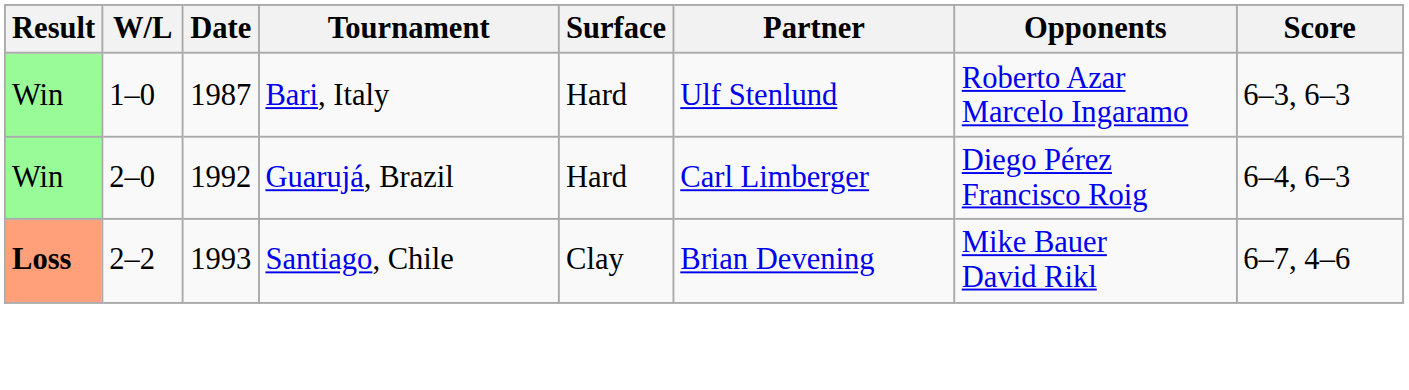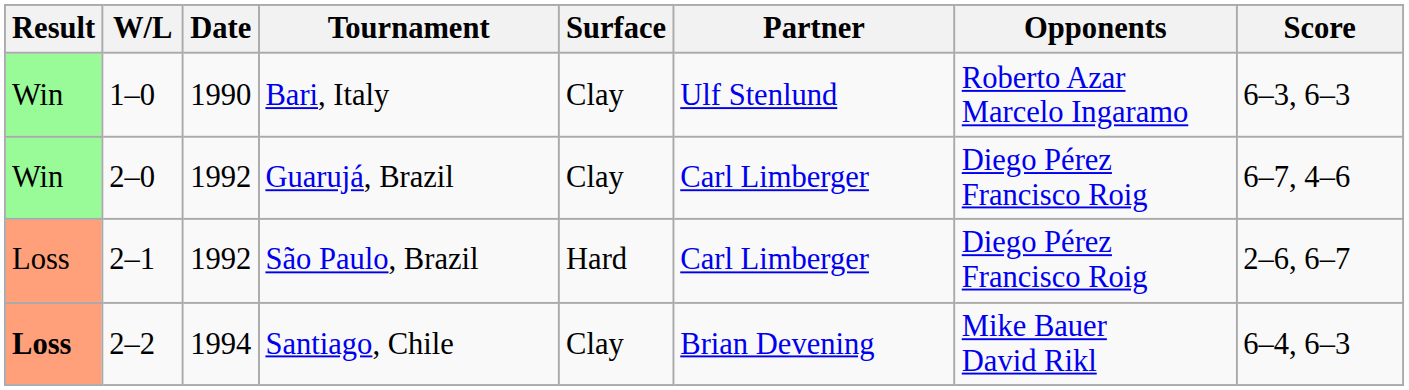(221, 94) 1987 -> (221, 94) 1990
(597, 94) Hard -> (595, 94) Clay
(597, 177) Hard -> (595, 177) Clay
(1297, 177) 6–4, 6–3 -> (1297, 177) 6–7, 4–6
+ row: (372, 260)
(221, 260) 1993 -> (221, 342) 1994
(1297, 260) 6–7, 4–6 -> (1297, 342) 6–4, 6–3
